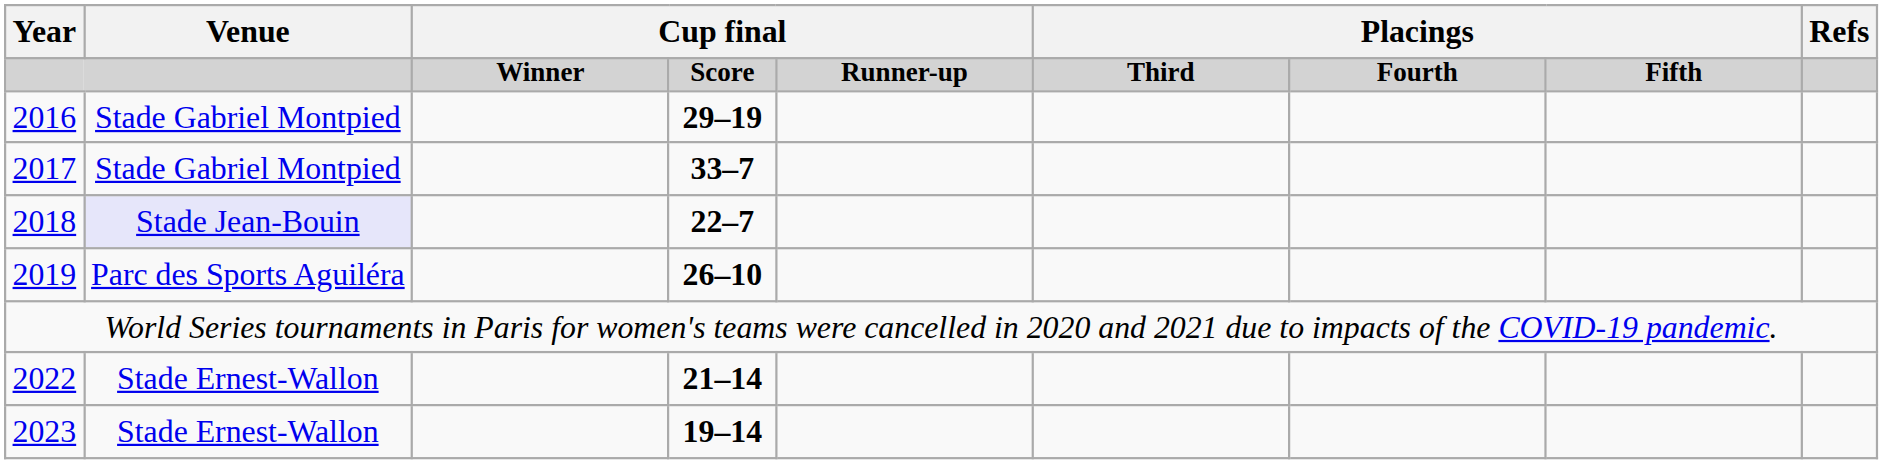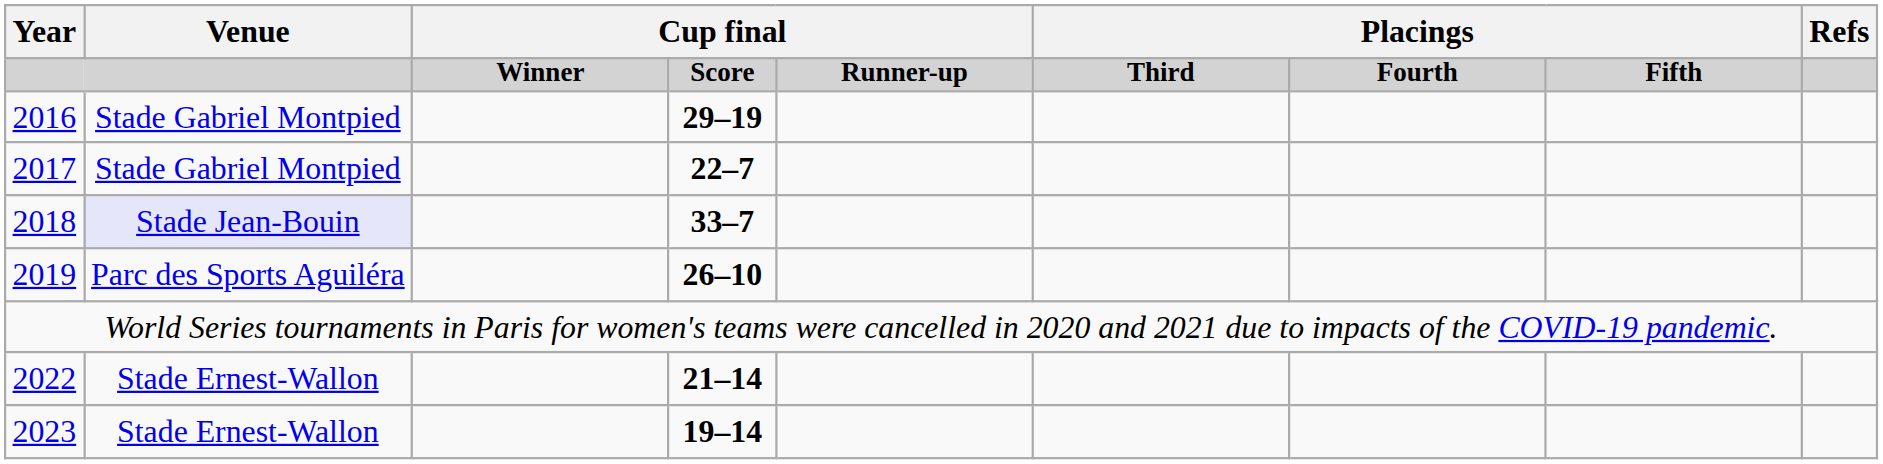(722, 168) 33–7 -> (722, 168) 22–7
(722, 221) 22–7 -> (722, 221) 33–7
